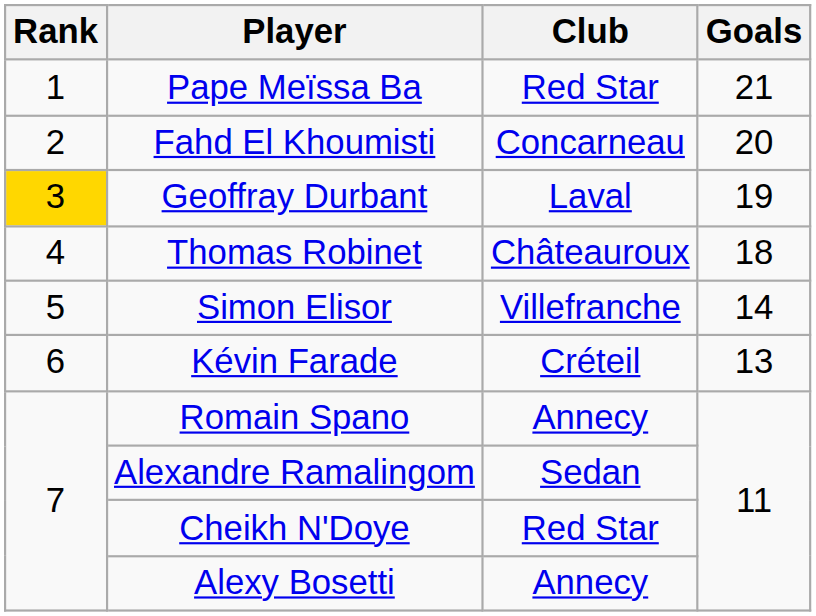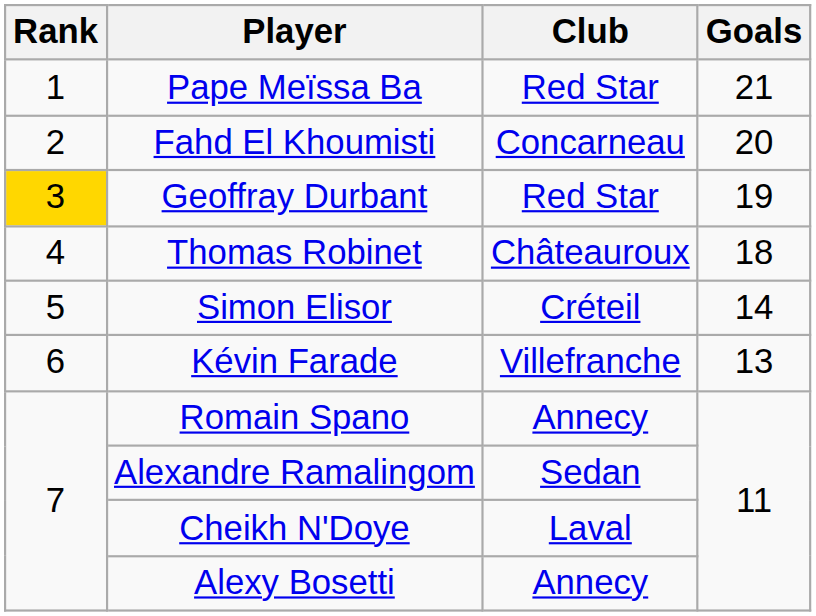(590, 197) Laval -> (590, 197) Red Star
(590, 307) Villefranche -> (590, 307) Créteil
(590, 362) Créteil -> (590, 362) Villefranche
(590, 527) Red Star -> (590, 527) Laval
